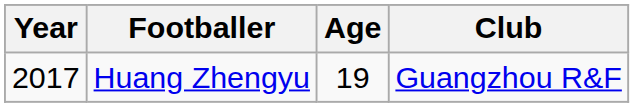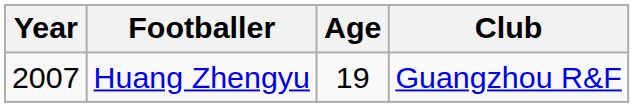(46, 76) 2017 -> (46, 76) 2007
